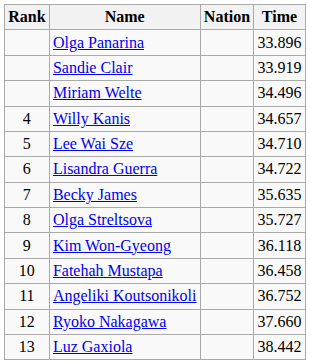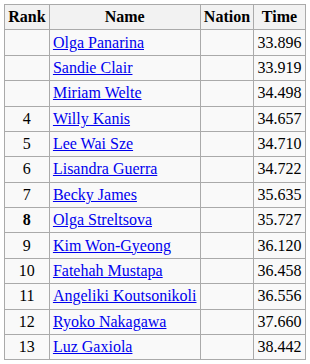(279, 93) 34.496 -> (279, 93) 34.498
(27, 220) normal -> (27, 220) bold
(279, 245) 36.118 -> (279, 245) 36.120
(279, 296) 36.752 -> (279, 296) 36.556
